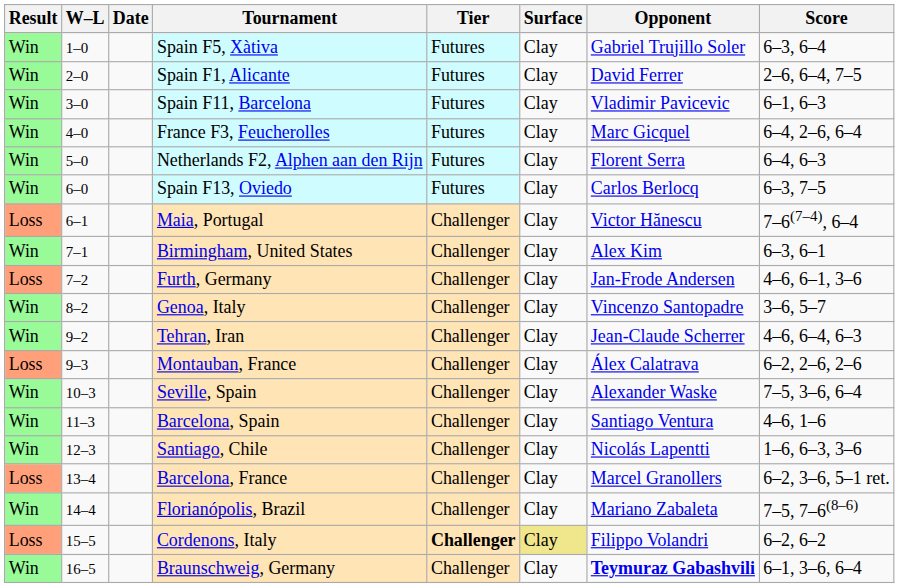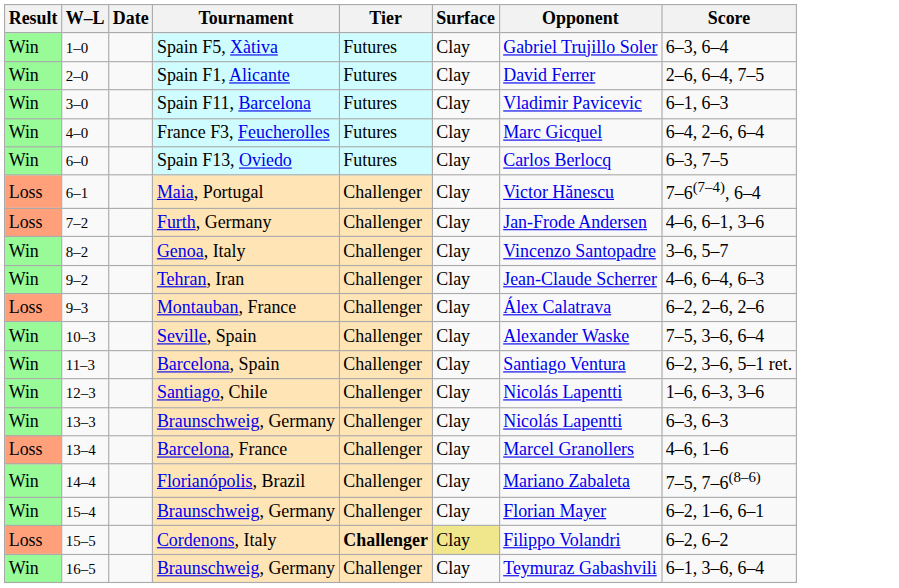- row: (77, 161)
- row: (77, 252)
(795, 421) 4–6, 1–6 -> (729, 364) 6–2, 3–6, 5–1 ret.
+ row: (81, 422)
(826, 478) 6–2, 3–6, 5–1 ret. -> (697, 449) 4–6, 1–6
+ row: (81, 512)
(673, 568) bold -> (580, 568) normal
